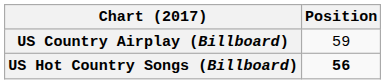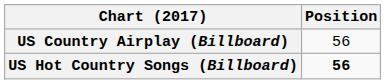(341, 41) 59 -> (341, 41) 56
